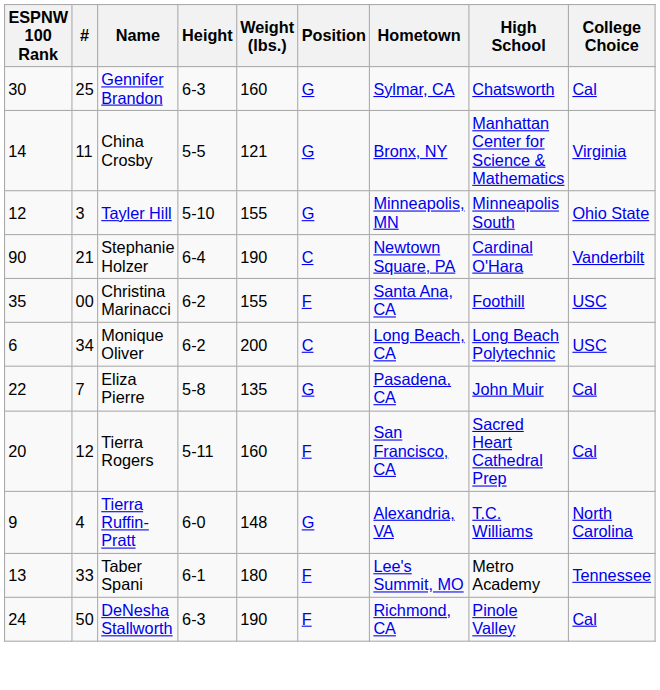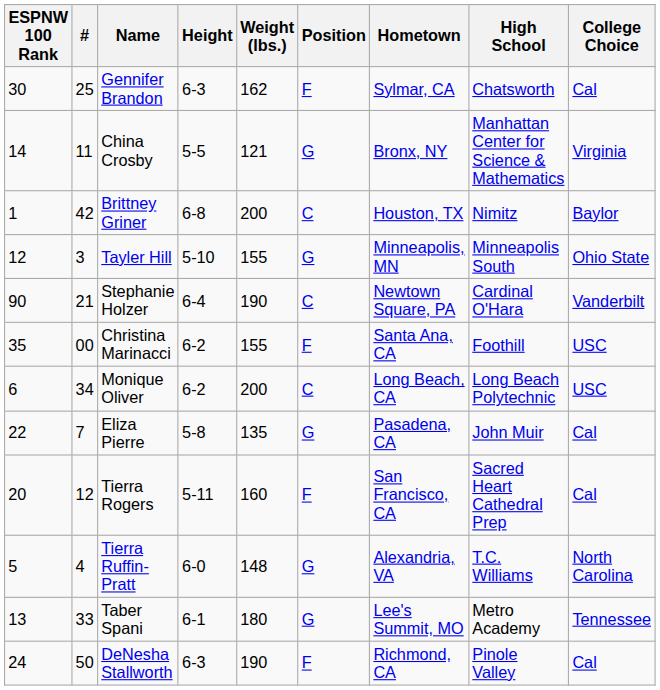(254, 89) 160 -> (254, 89) 162
(308, 89) G -> (307, 89) F
+ row: (129, 213)
(13, 522) 9 -> (13, 566) 5
(307, 575) F -> (308, 619) G
